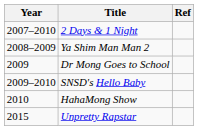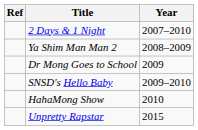columns swapped: (31, 13) <-> (183, 13)
